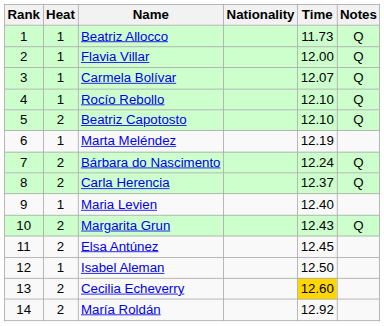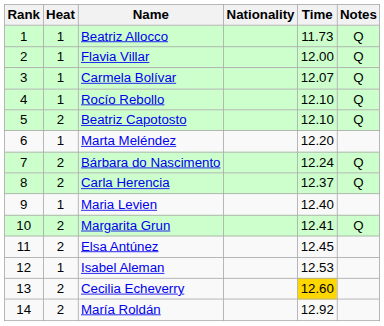(317, 141) 12.19 -> (317, 141) 12.20
(317, 225) 12.43 -> (317, 225) 12.41
(317, 267) 12.50 -> (317, 267) 12.53
